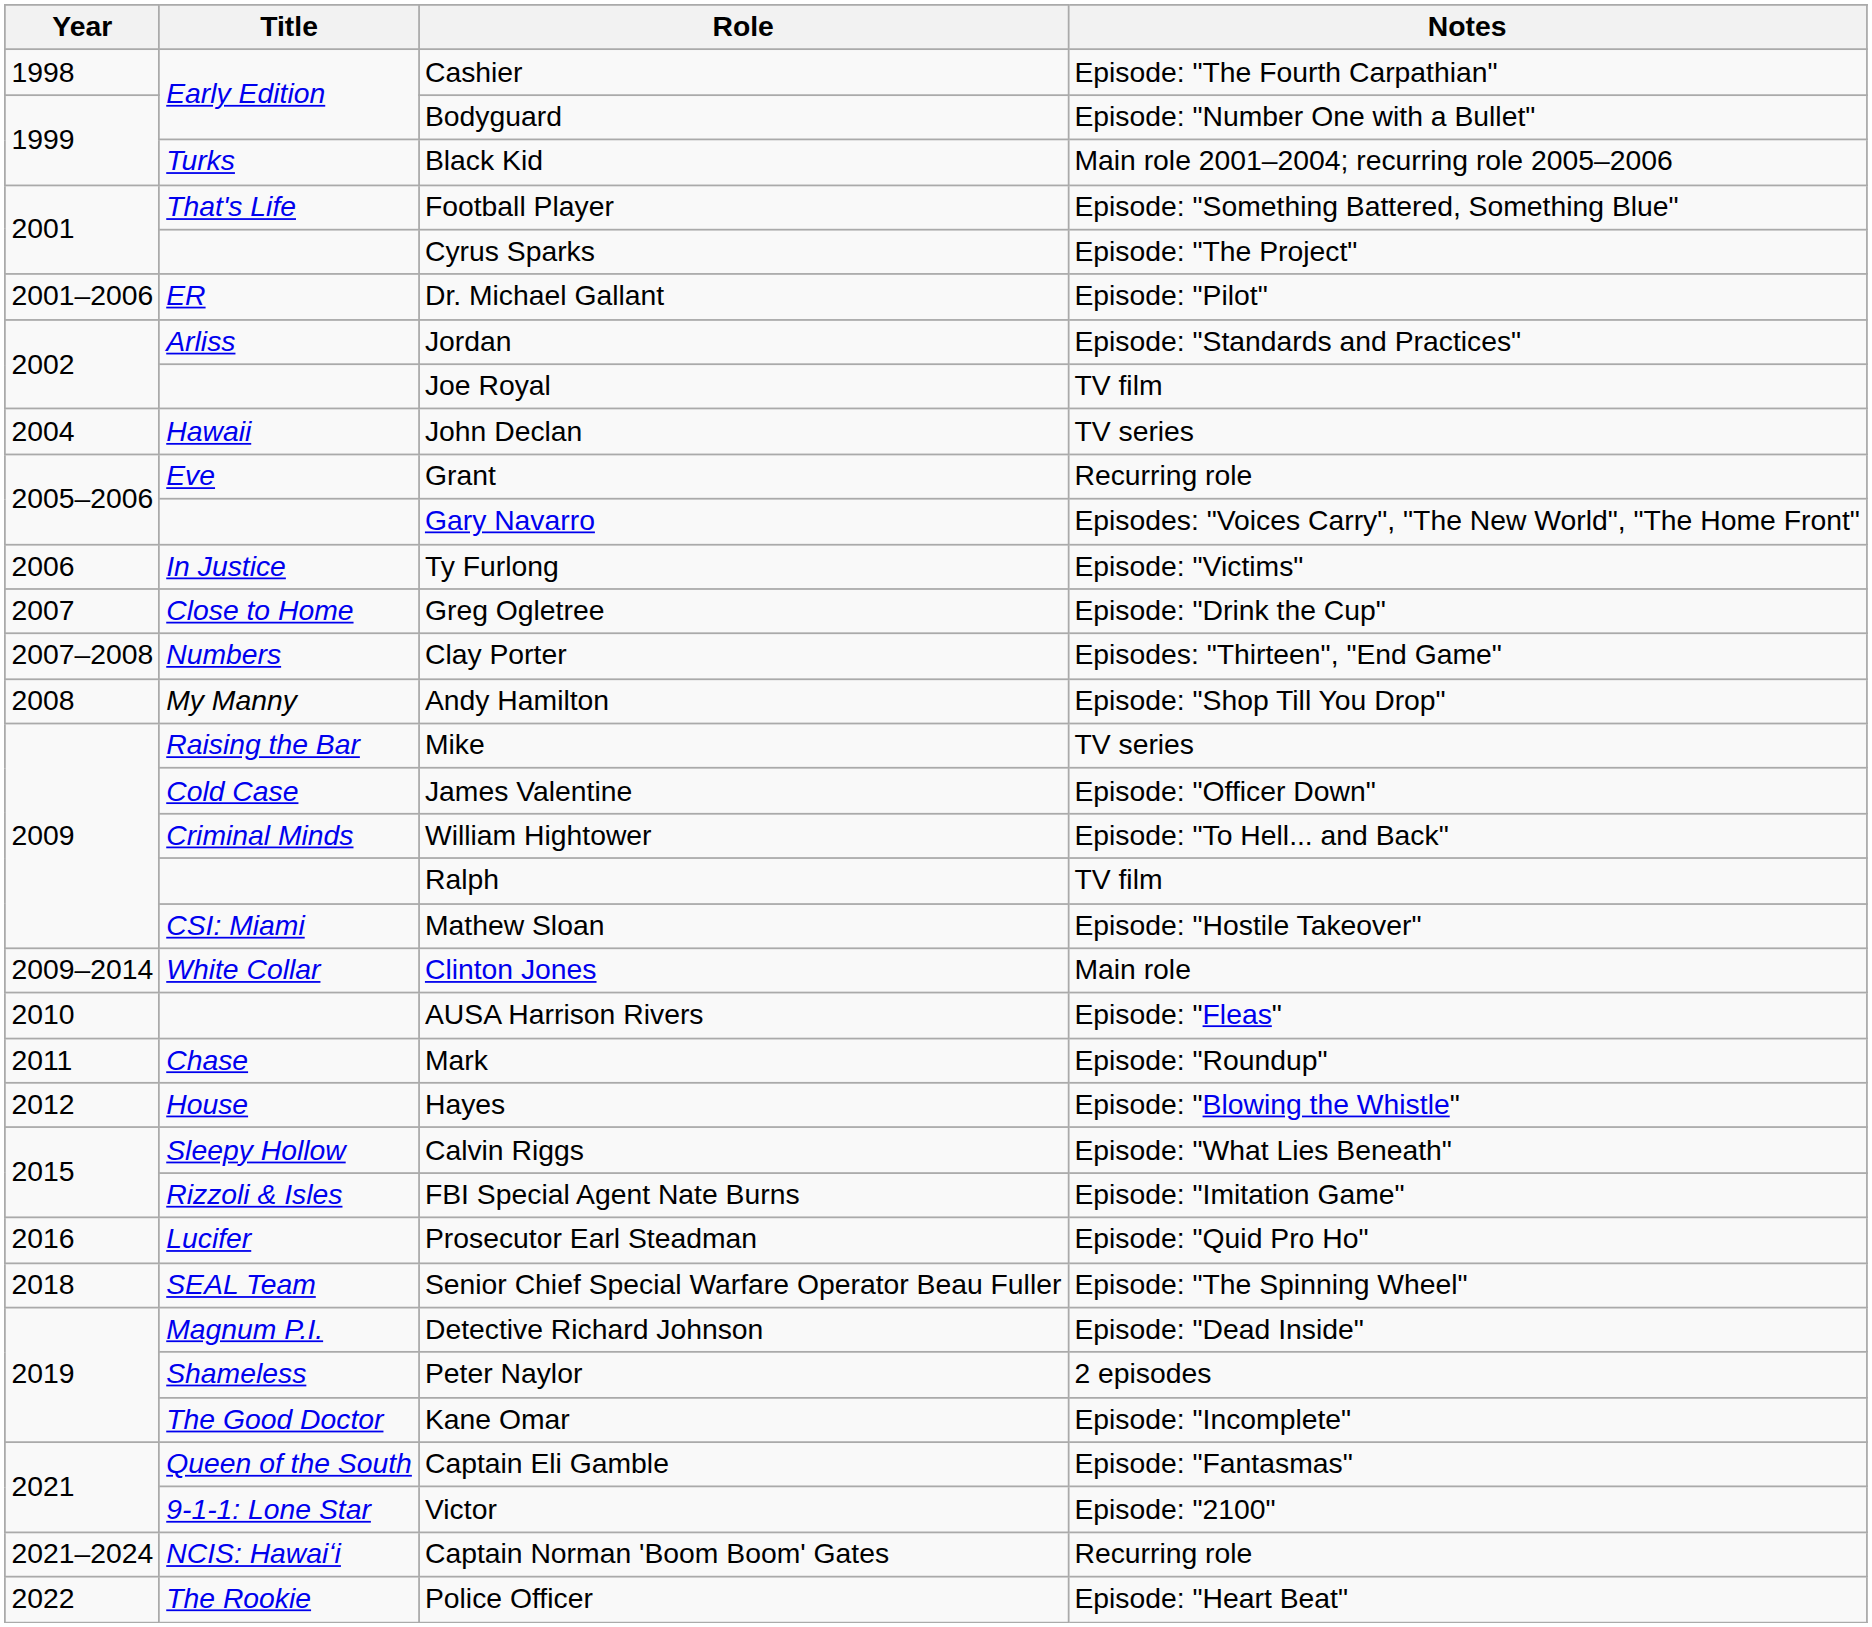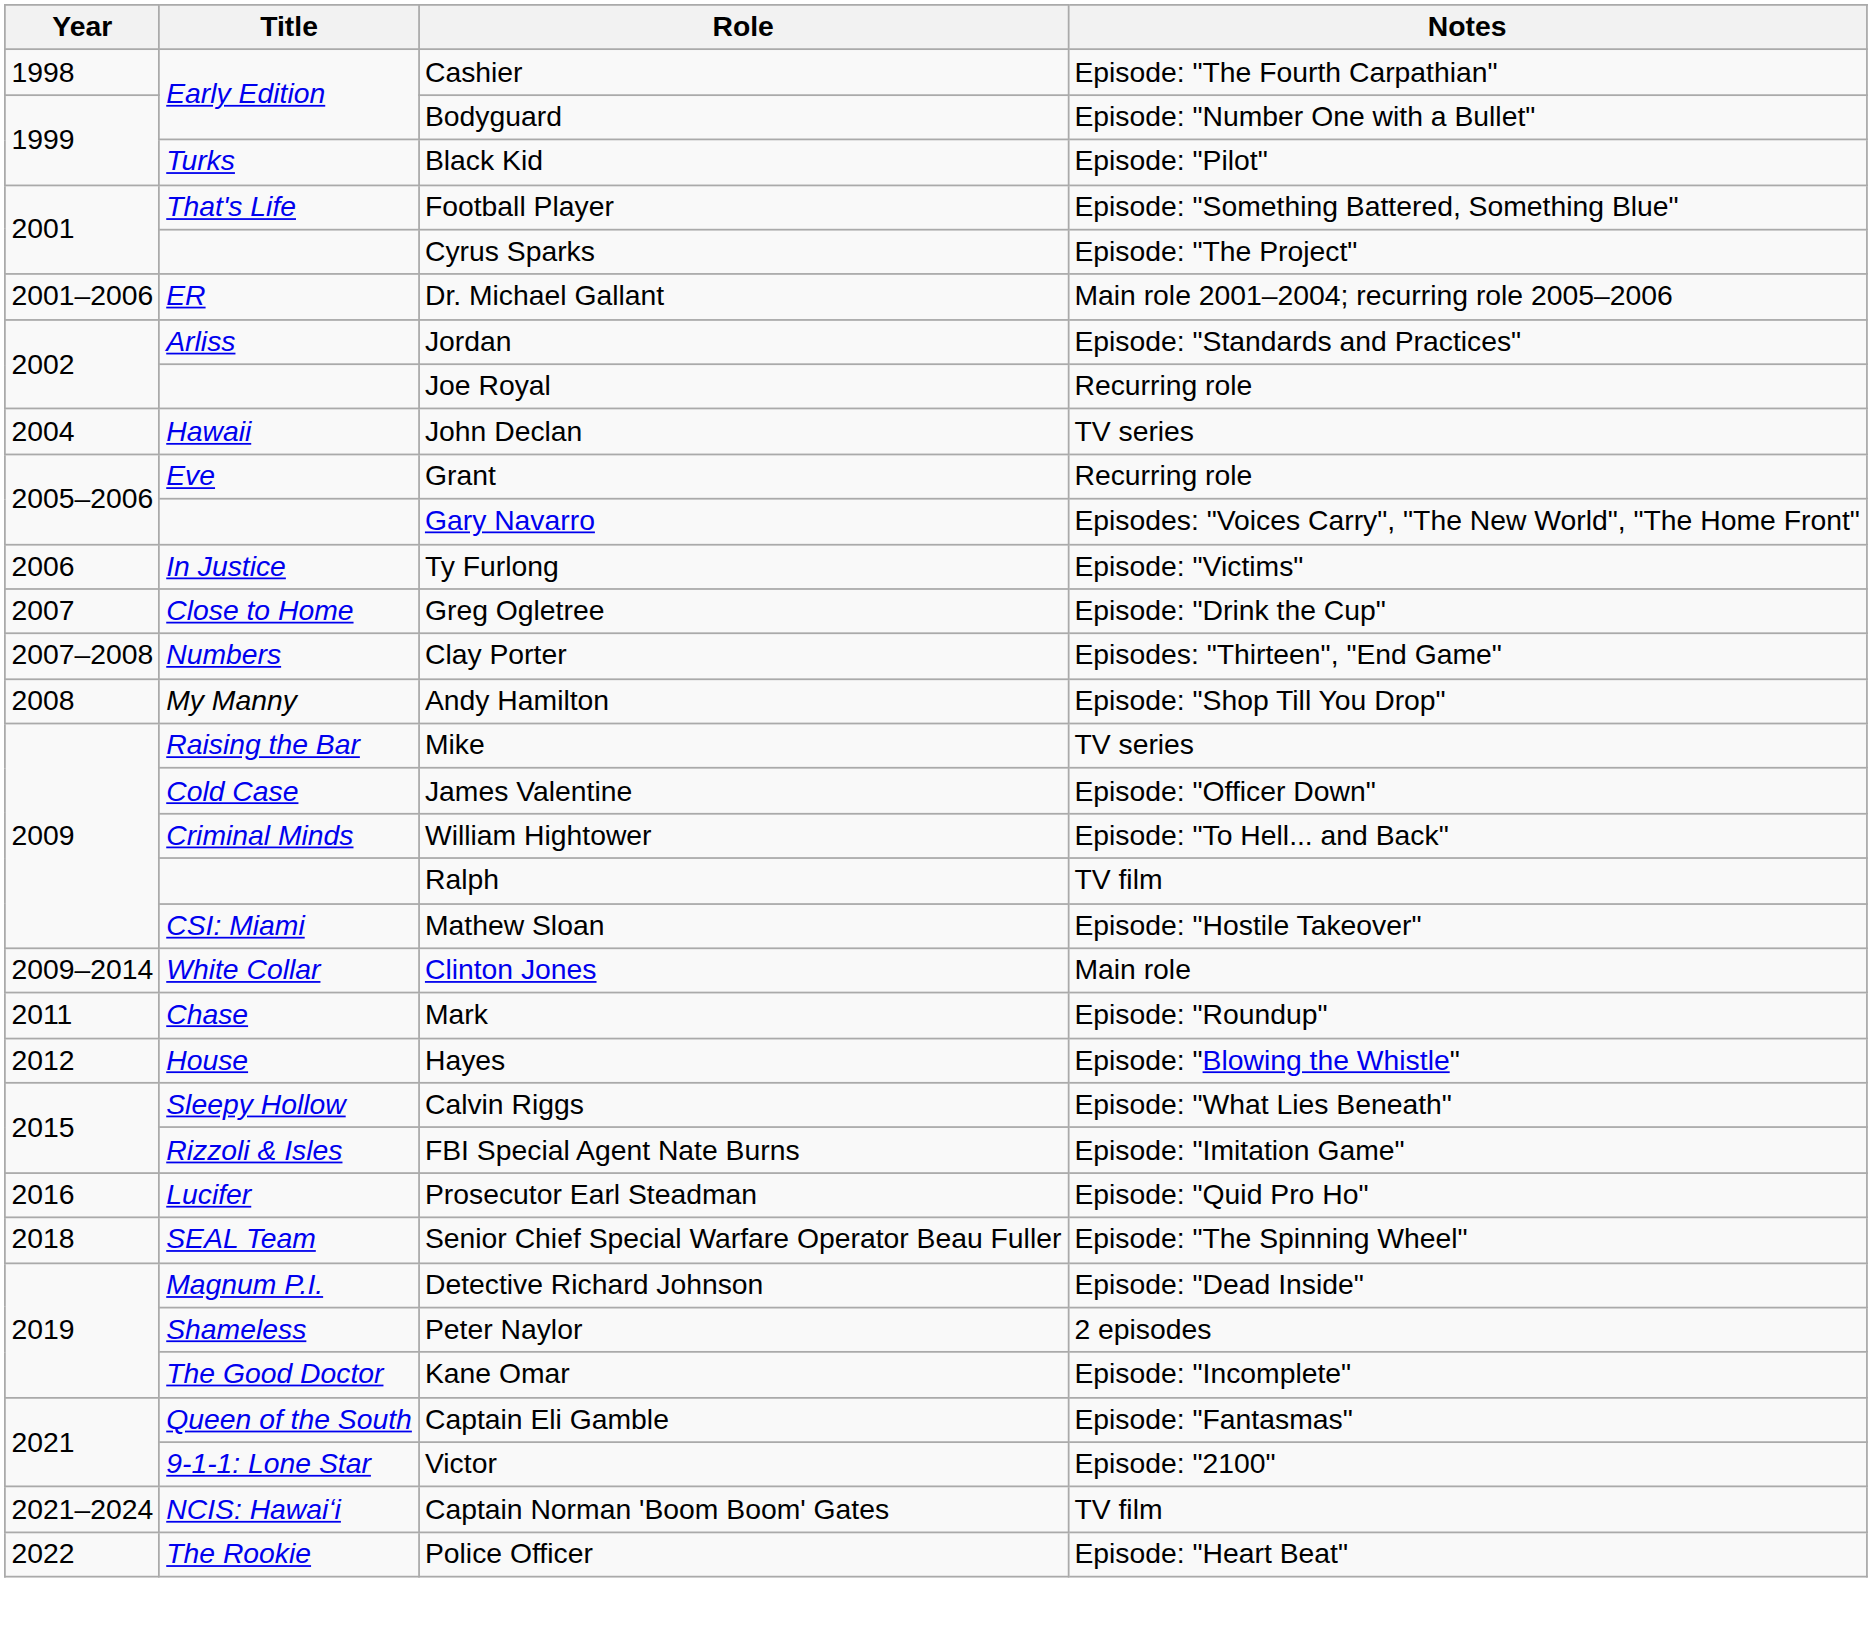(1374, 161) Main role 2001–2004; recurring role 2005–2006 -> (1171, 161) Episode: "Pilot"
(1171, 296) Episode: "Pilot" -> (1374, 296) Main role 2001–2004; recurring role 2005–2006
(1118, 386) TV film -> (1163, 386) Recurring role
- row: (564, 1015)
(1163, 1554) Recurring role -> (1118, 1509) TV film
